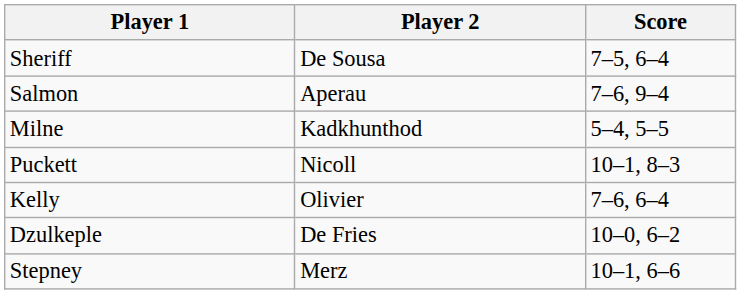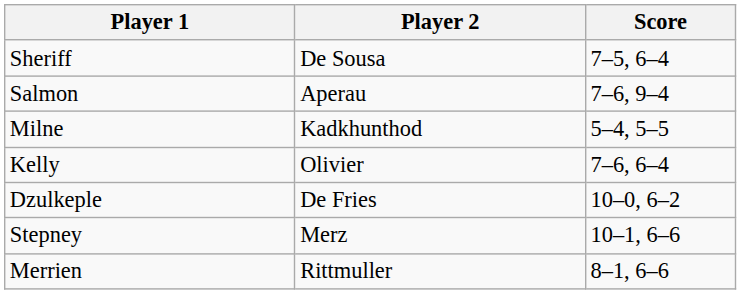- row: (43, 164)
+ row: (46, 270)
